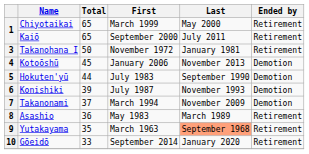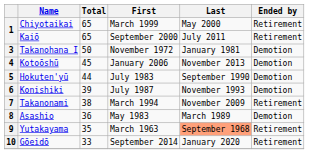(278, 50) Retirement -> (273, 50) Demotion
(87, 103) 37 -> (87, 103) 38
(273, 103) Demotion -> (278, 103) Retirement
(278, 116) Retirement -> (273, 116) Demotion
